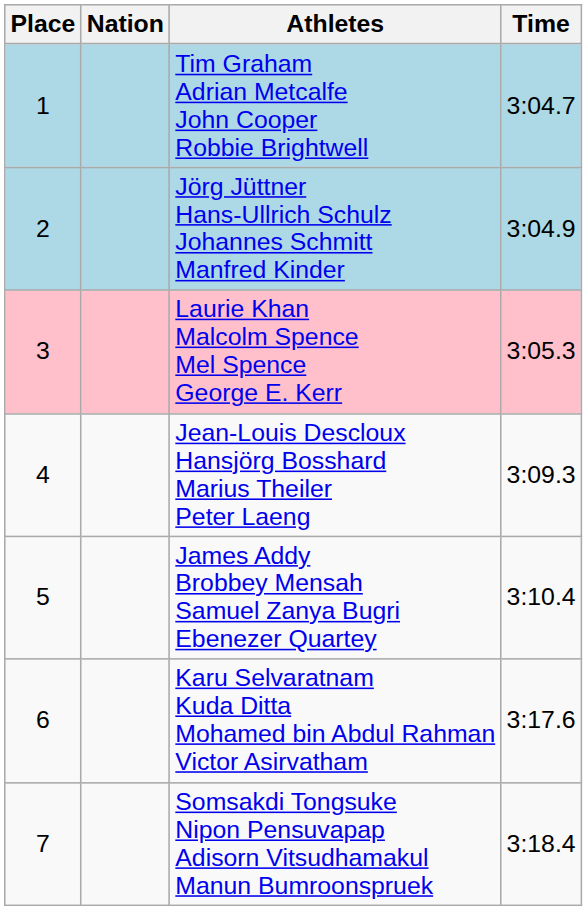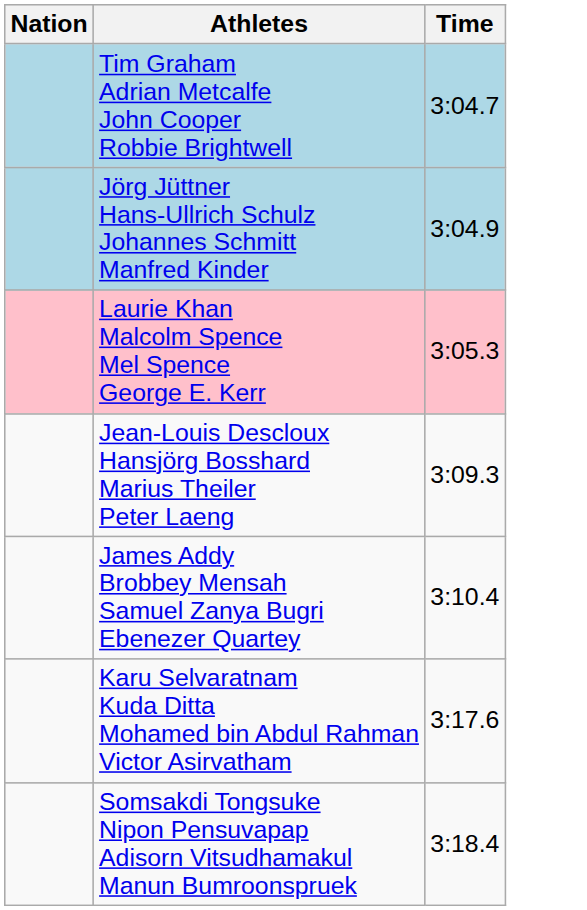- column: (43, 24)
